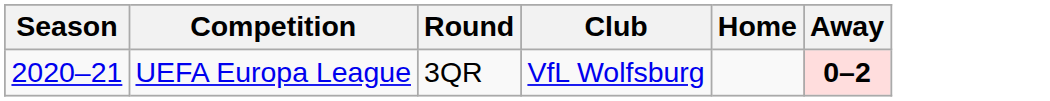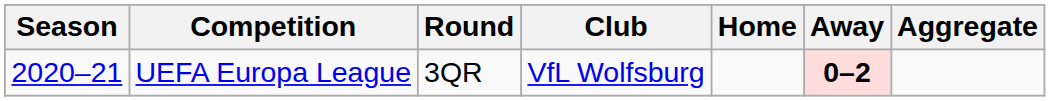+ column: (968, 27)
